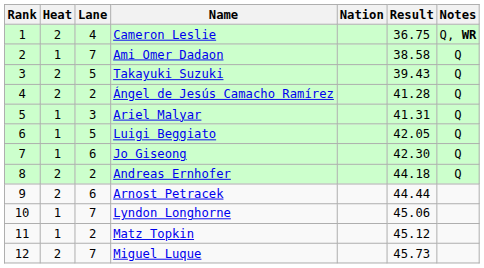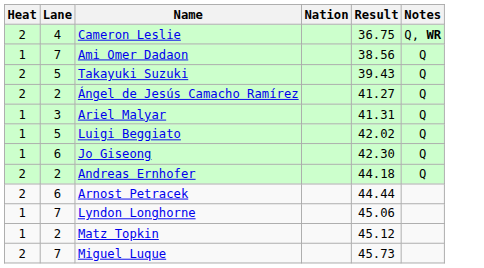- column: (22, 14)
(412, 54) 38.58 -> (376, 54) 38.56
(412, 94) 41.28 -> (376, 94) 41.27
(412, 134) 42.05 -> (376, 134) 42.02
